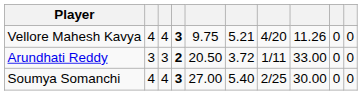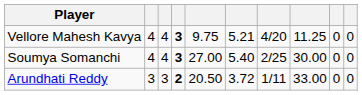(310, 36) 11.26 -> (310, 36) 11.25
rows swapped: (64, 79) <-> (58, 57)
